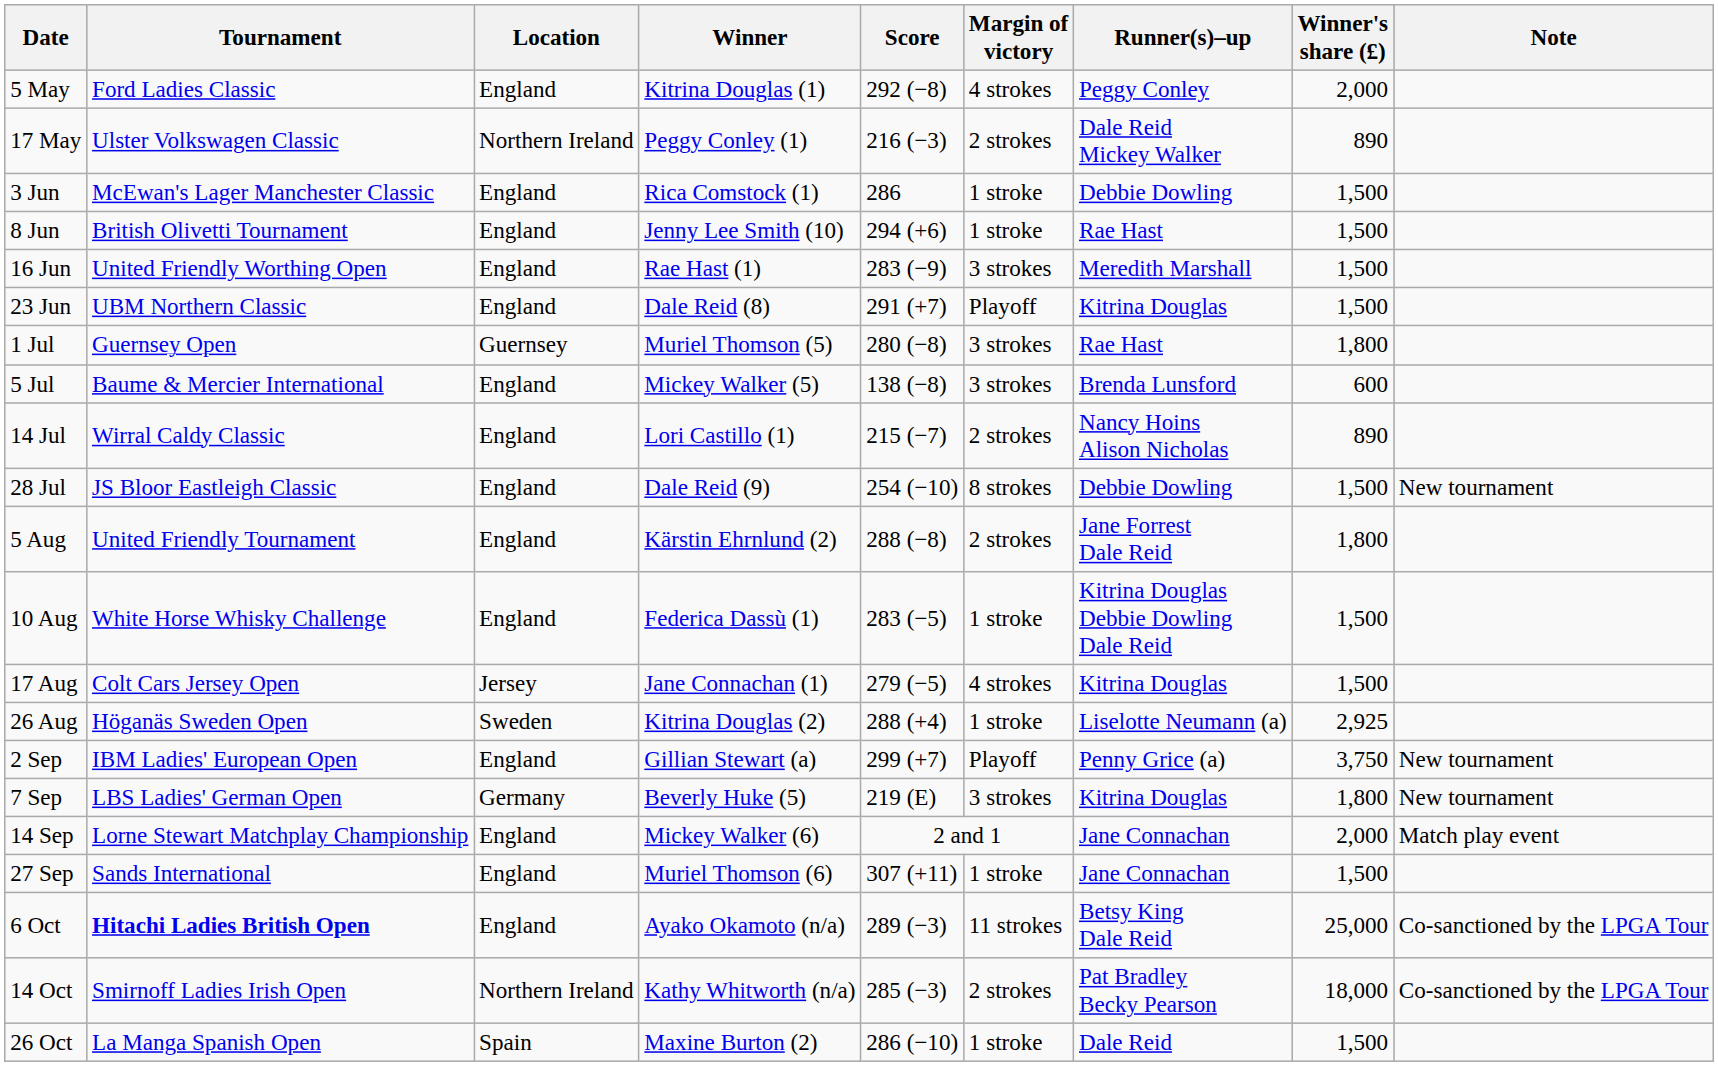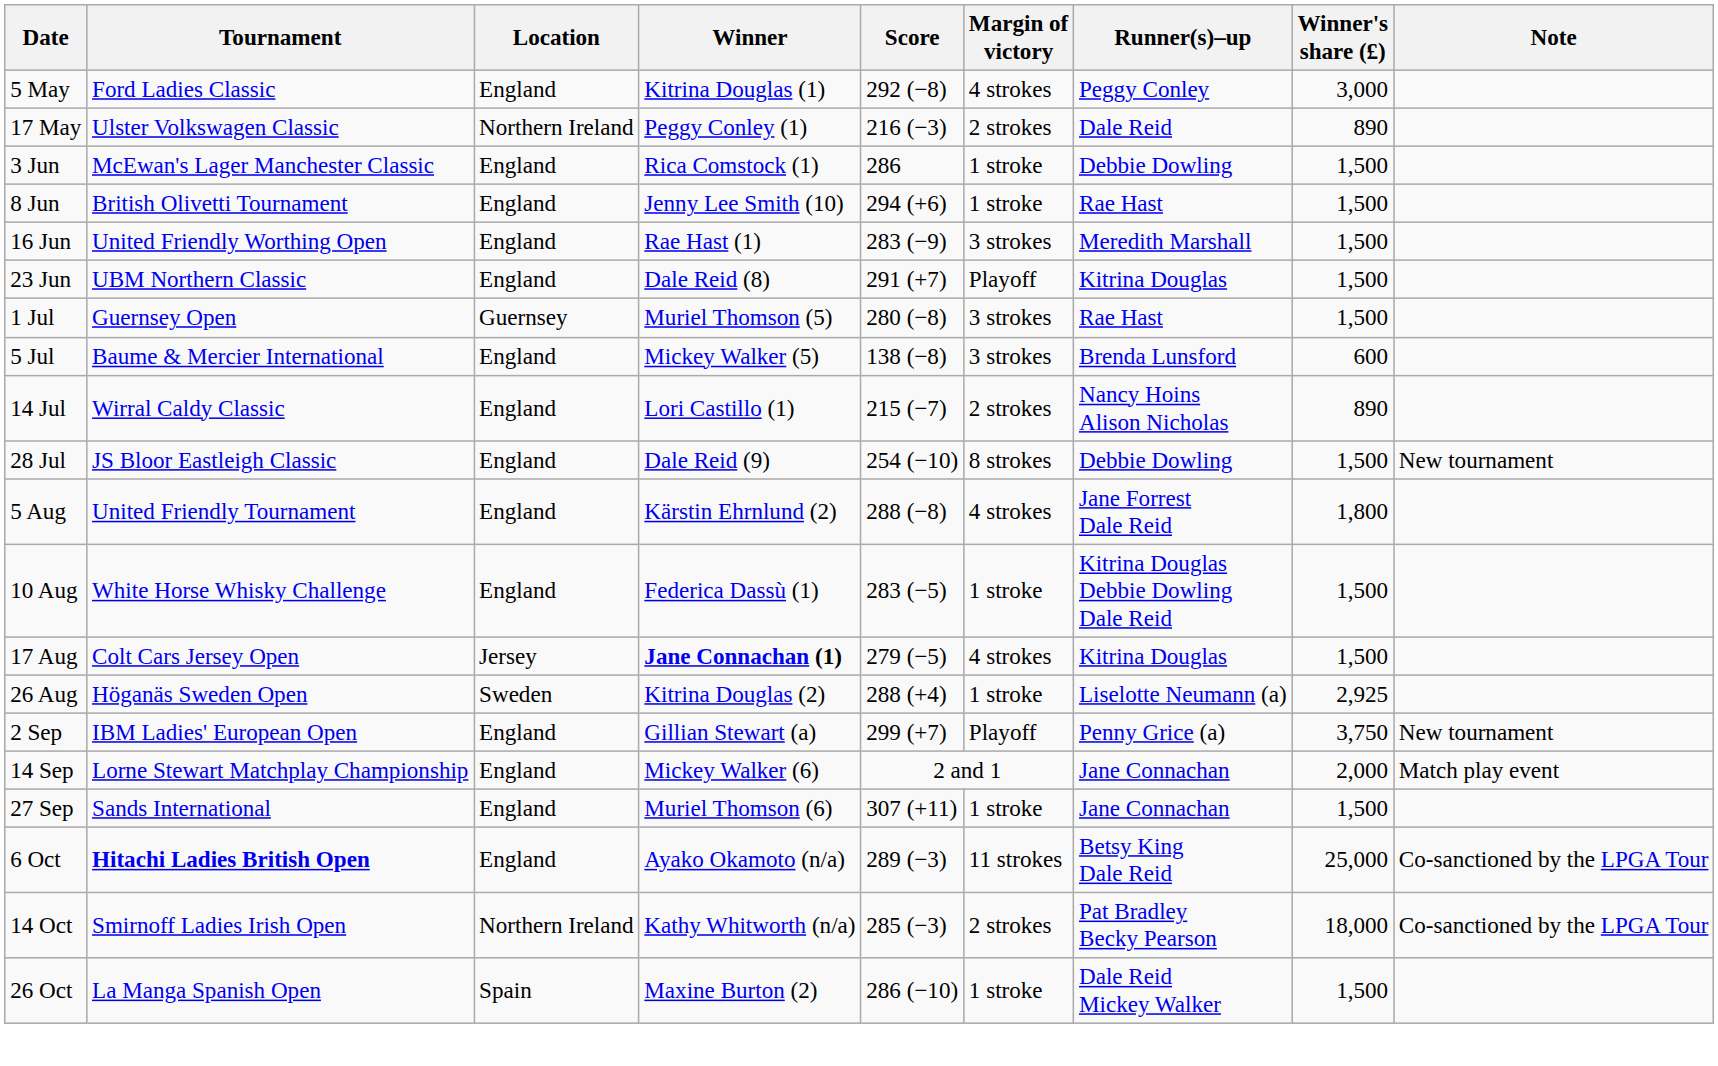(1362, 89) 2,000 -> (1362, 89) 3,000
(1150, 140) Dale Reid Mickey Walker -> (1125, 127) Dale Reid
(1362, 345) 1,800 -> (1362, 317) 1,500
(1010, 538) 2 strokes -> (1010, 511) 4 strokes
(736, 683) normal -> (743, 655) bold
- row: (36, 797)
(1125, 1042) Dale Reid -> (1150, 990) Dale Reid Mickey Walker
